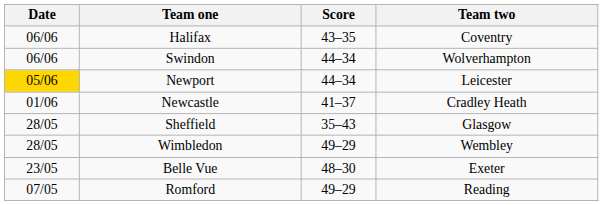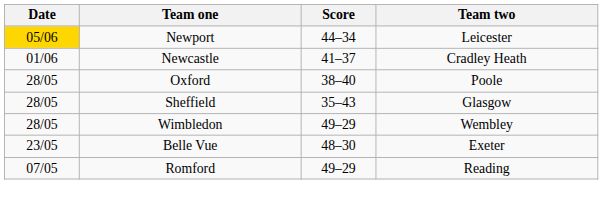- row: (190, 37)
- row: (190, 59)
+ row: (190, 80)
